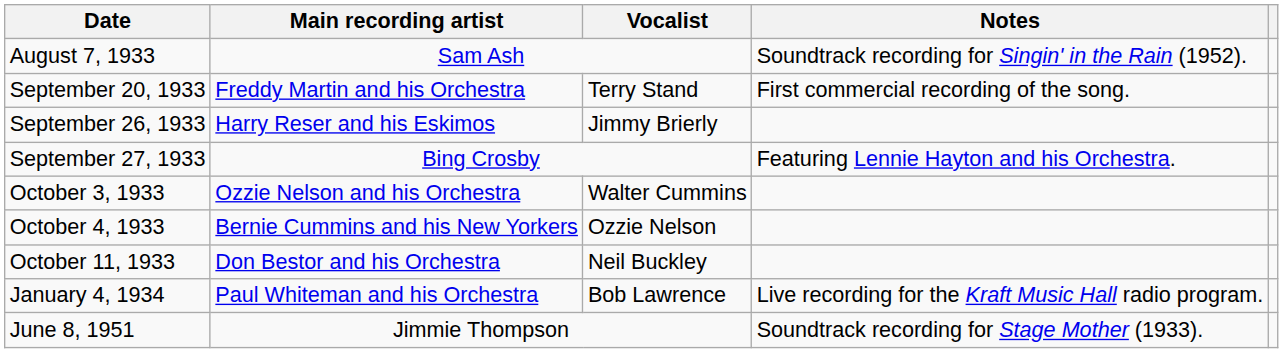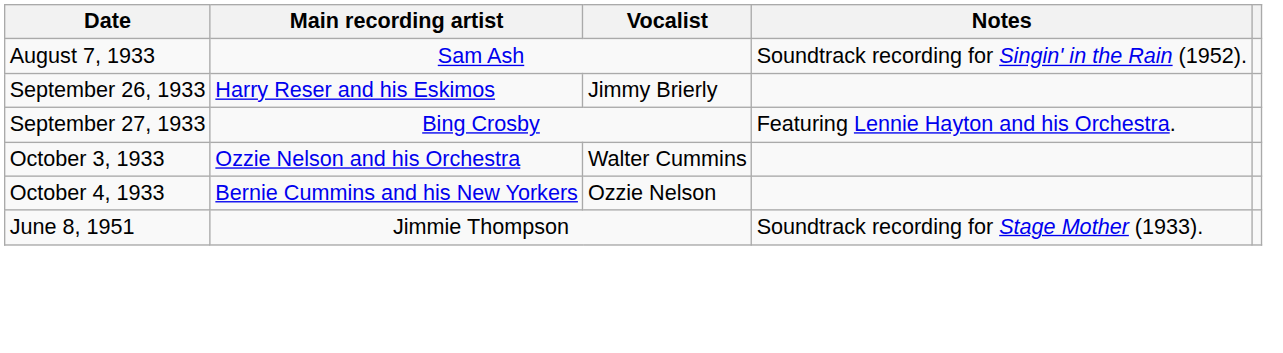- row: (108, 90)
- row: (92, 261)
- row: (87, 295)
